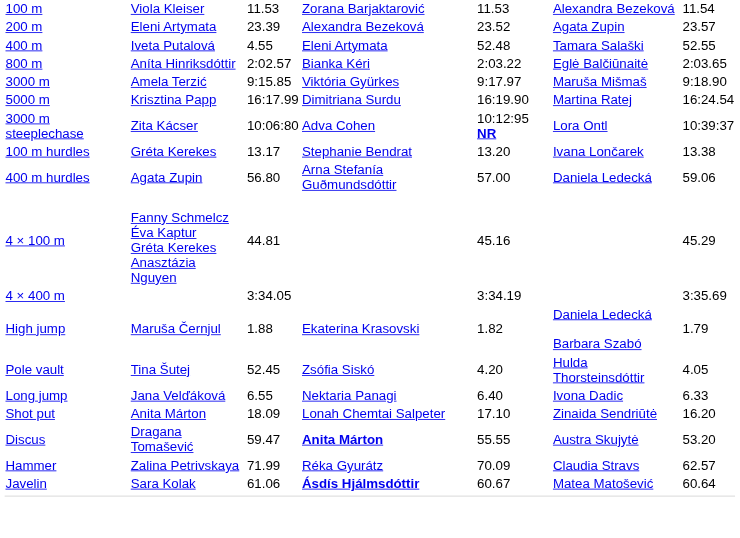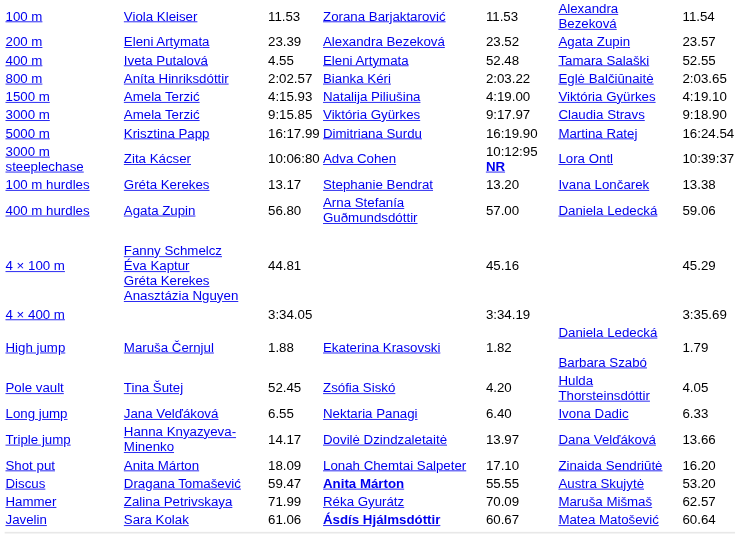+ row: (28, 97)
(600, 82) Maruša Mišmaš -> (602, 115) Claudia Stravs
+ row: (38, 439)
(596, 465) Claudia Stravs -> (605, 502) Maruša Mišmaš
